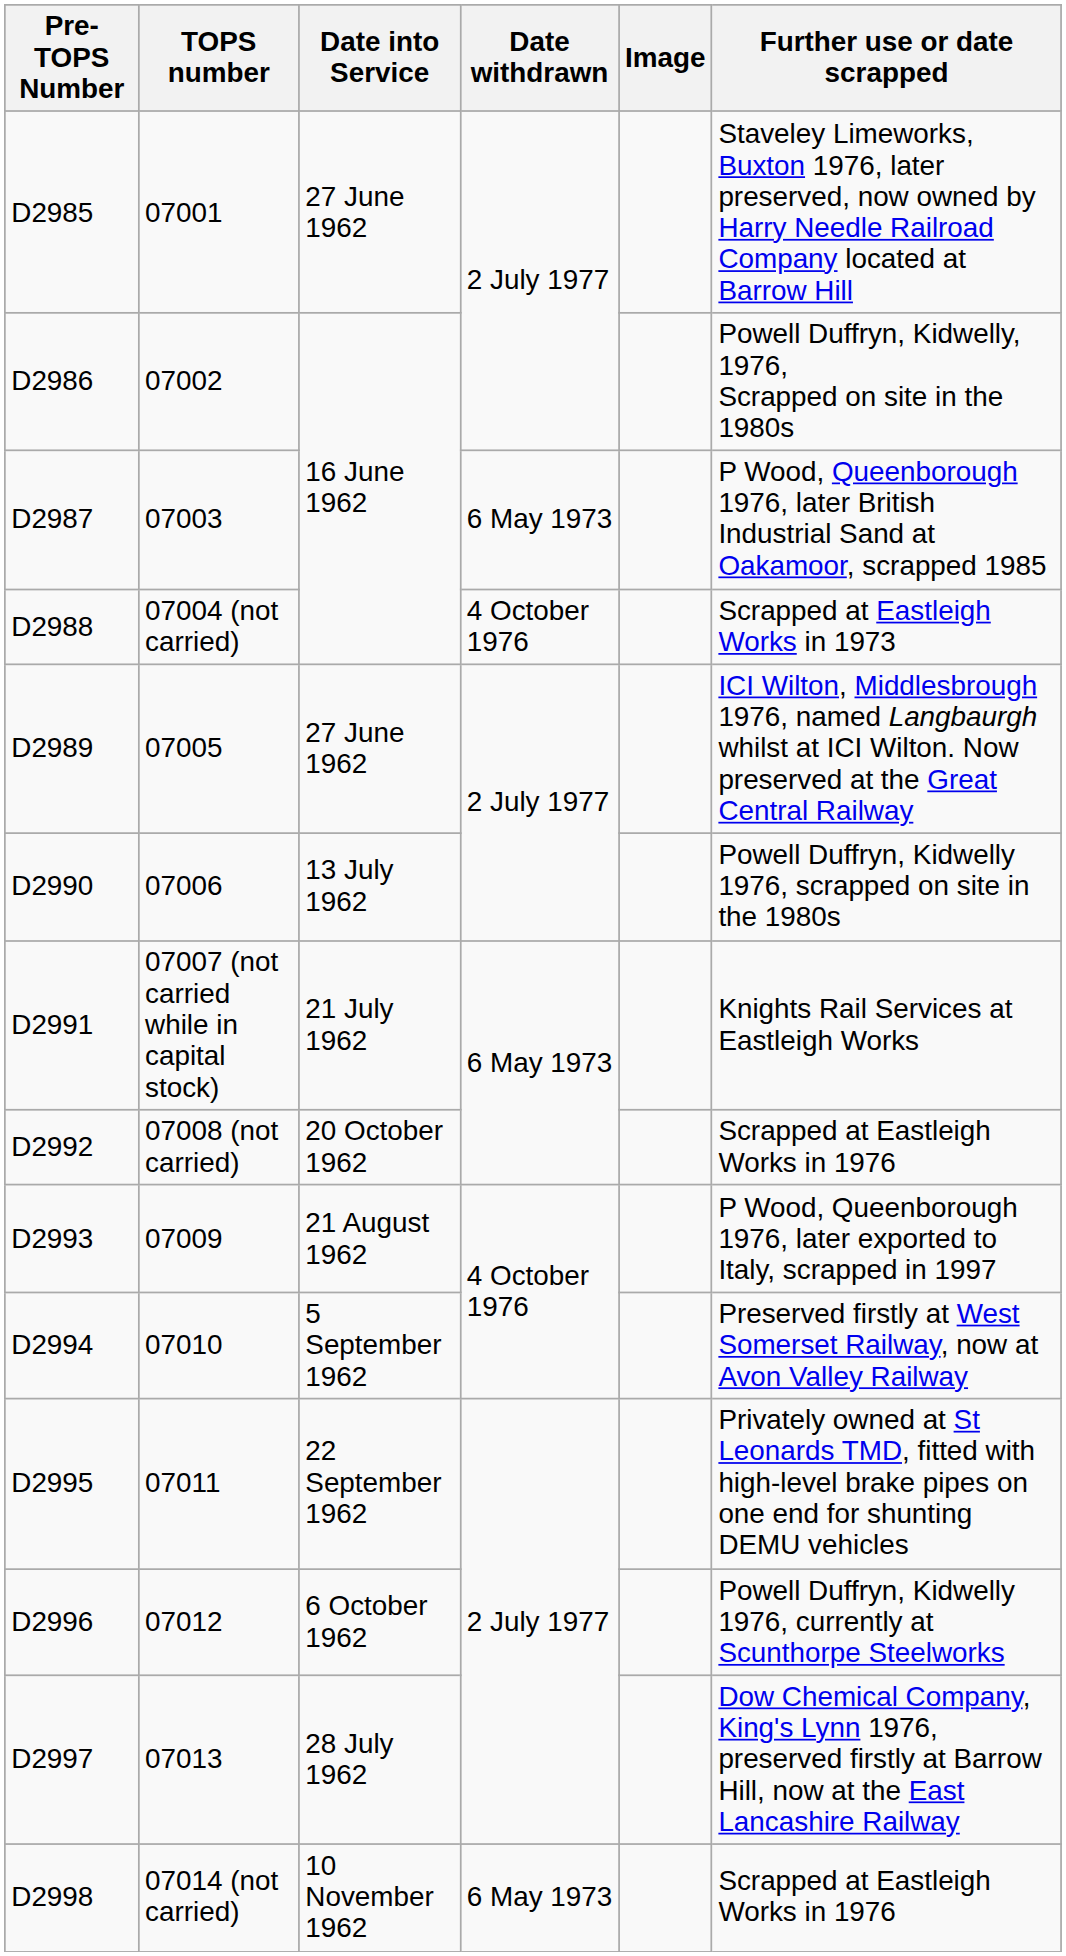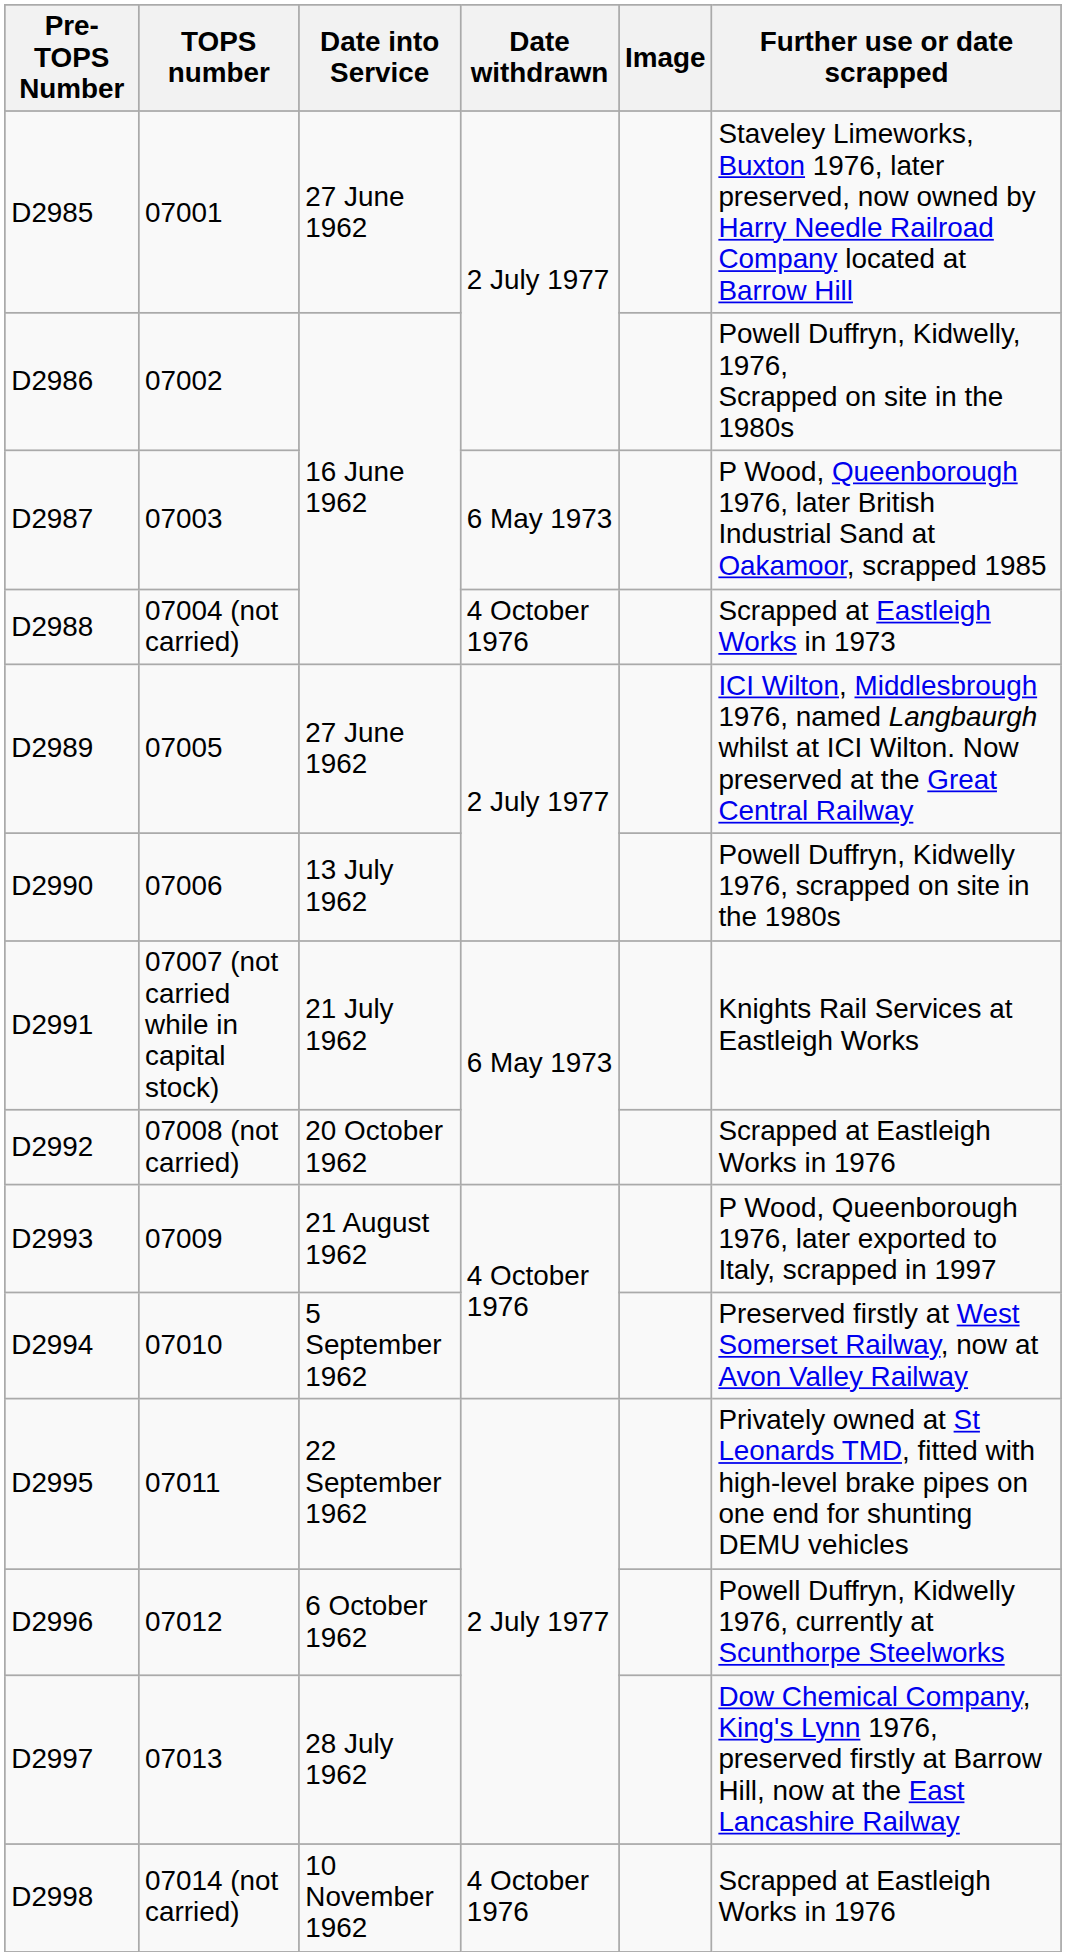(540, 1897) 6 May 1973 -> (528, 1897) 4 October 1976
